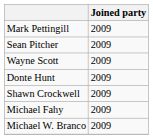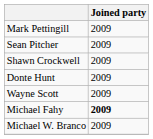rows swapped: (43, 93) <-> (33, 61)
(101, 110) normal -> (101, 110) bold
